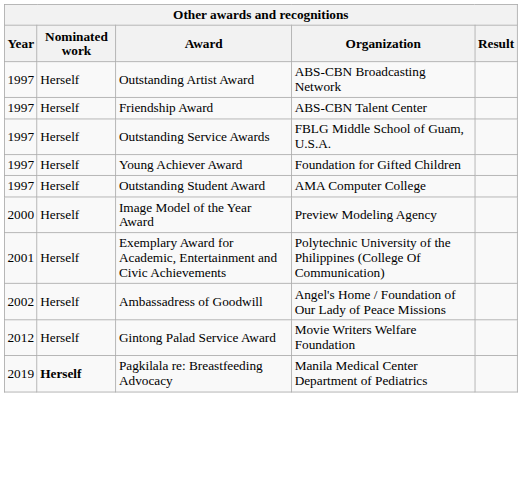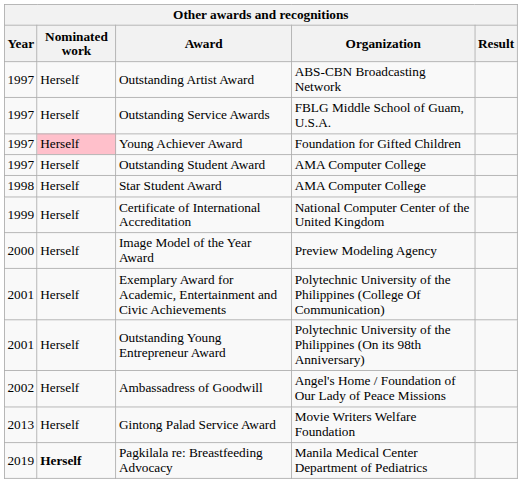- row: (166, 108)
(60, 165) no background -> (60, 144) pink background
+ row: (170, 186)
+ row: (190, 214)
+ row: (172, 345)
(21, 337) 2012 -> (21, 424) 2013
